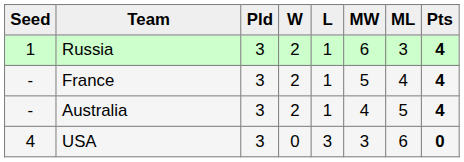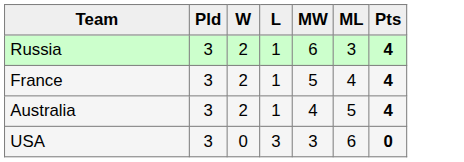- column: (30, 19)
